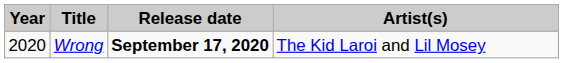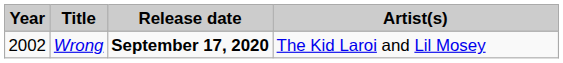(27, 45) 2020 -> (27, 45) 2002
